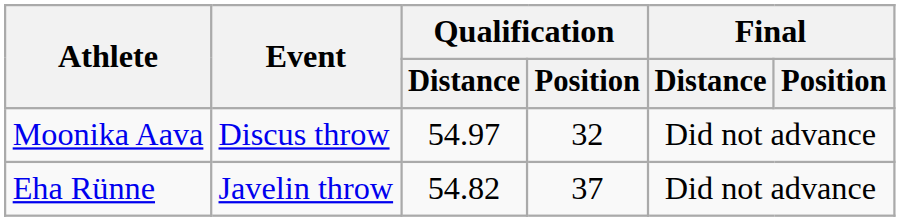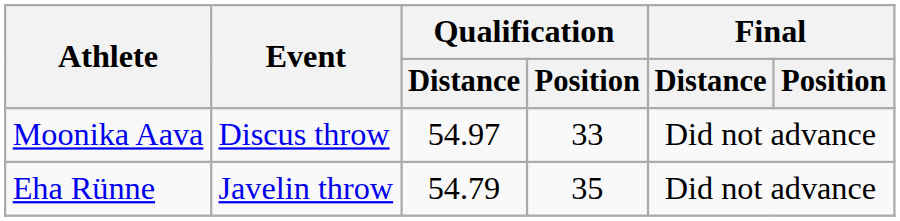(587, 135) 32 -> (587, 135) 33
(464, 188) 54.82 -> (464, 188) 54.79
(587, 188) 37 -> (587, 188) 35
